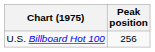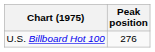(129, 39) 256 -> (129, 39) 276
